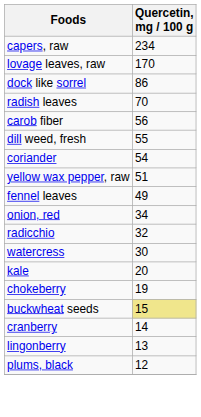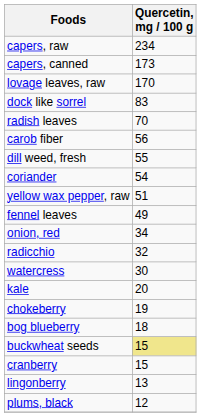+ row: (48, 64)
(142, 83) 86 -> (142, 102) 83
+ row: (43, 327)
(142, 327) 14 -> (142, 365) 15
